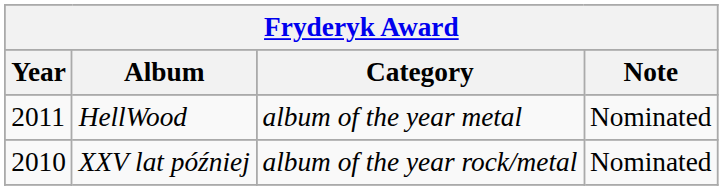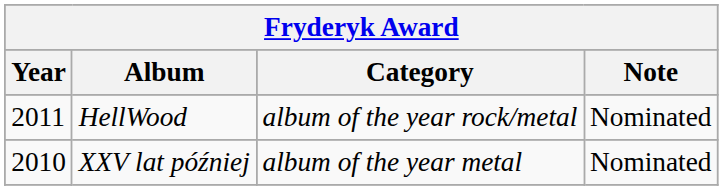(392, 117) album of the year metal -> (420, 117) album of the year rock/metal
(420, 162) album of the year rock/metal -> (392, 162) album of the year metal
